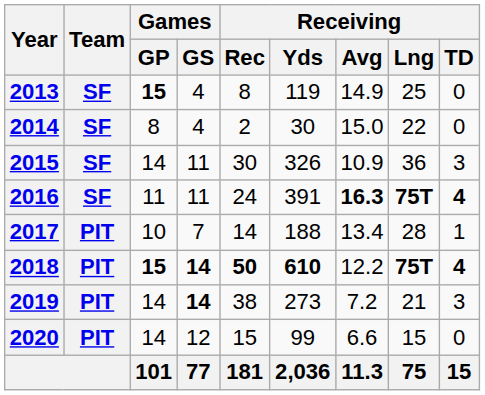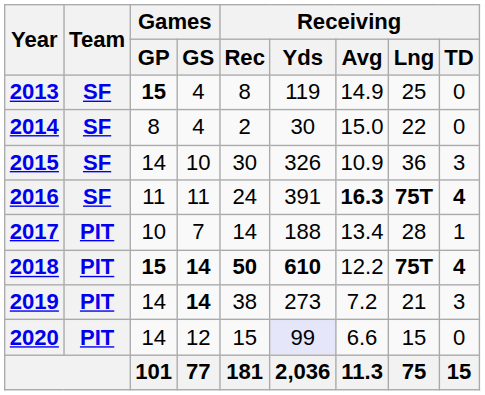(198, 162) 11 -> (198, 162) 10
(303, 337) no background -> (303, 337) lavender background
